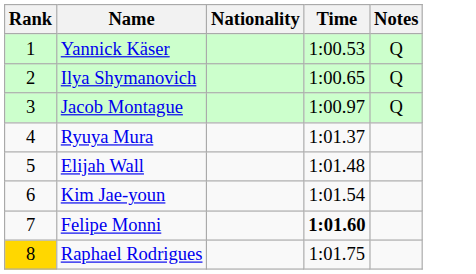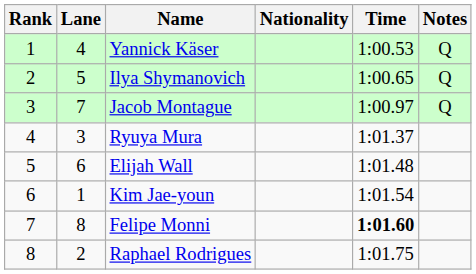+ column: (81, 19)
(31, 254) gold background -> (31, 254) no background
